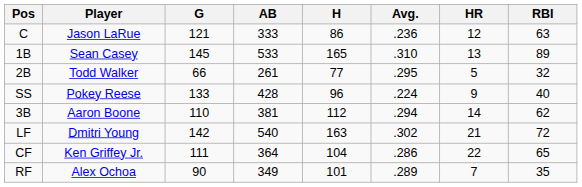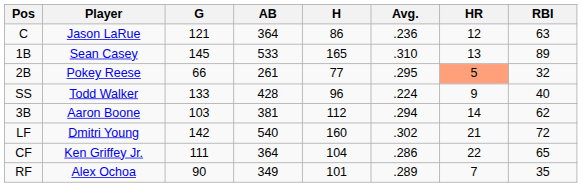(268, 34) 333 -> (268, 34) 364
(104, 73) Todd Walker -> (104, 73) Pokey Reese
(474, 73) no background -> (474, 73) lightsalmon background
(104, 93) Pokey Reese -> (104, 93) Todd Walker
(199, 113) 110 -> (199, 113) 103
(337, 133) 163 -> (337, 133) 160
